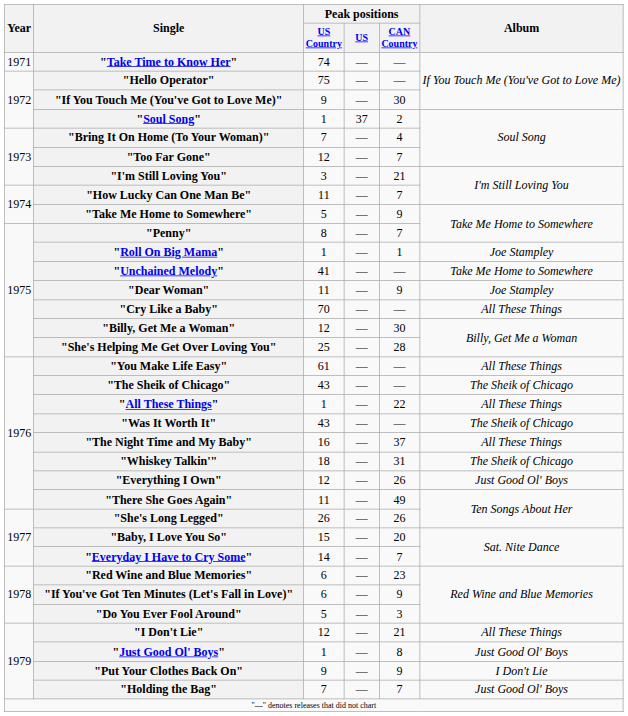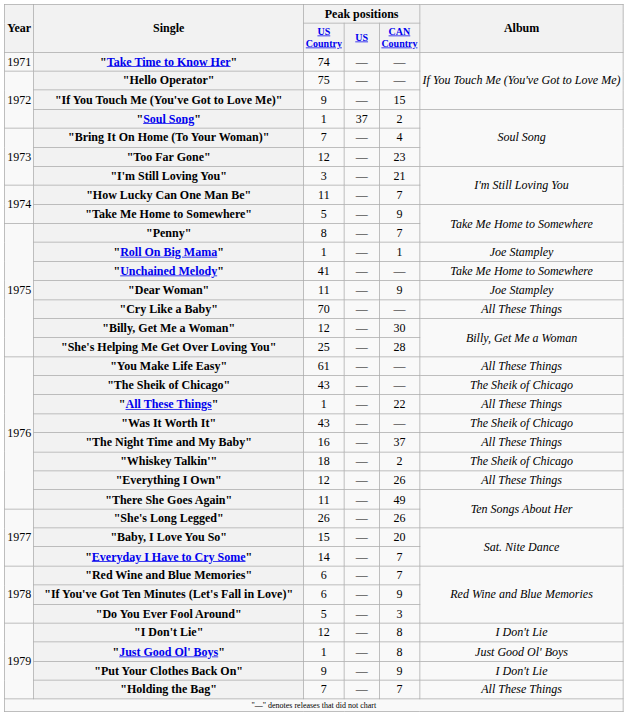(399, 99) 30 -> (399, 99) 15
(399, 156) 7 -> (399, 156) 23
(399, 461) 31 -> (399, 461) 2
(522, 480) Just Good Ol' Boys -> (522, 480) All These Things
(399, 575) 23 -> (399, 575) 7
(399, 632) 21 -> (399, 632) 8
(522, 632) All These Things -> (522, 632) I Don't Lie
(522, 689) Just Good Ol' Boys -> (522, 689) All These Things
